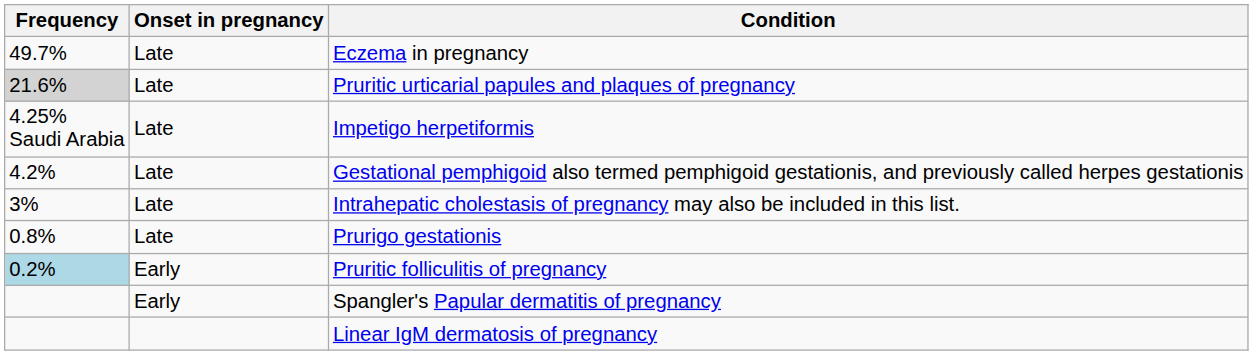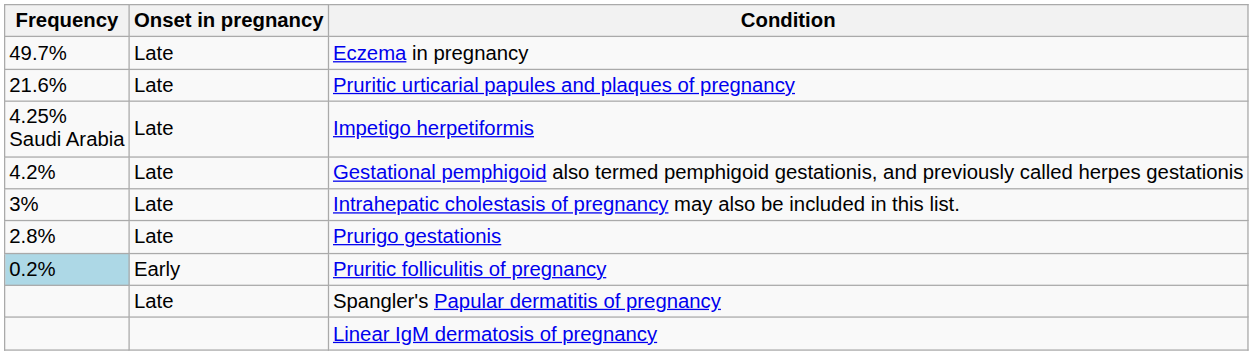(38, 85) lightgrey background -> (38, 85) no background
(32, 236) 0.8% -> (32, 236) 2.8%
(157, 301) Early -> (154, 301) Late
